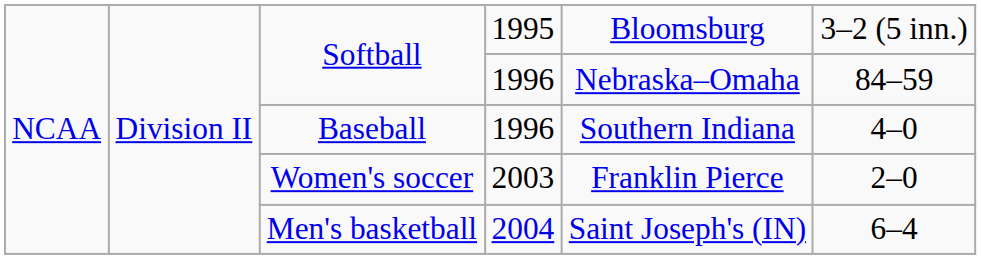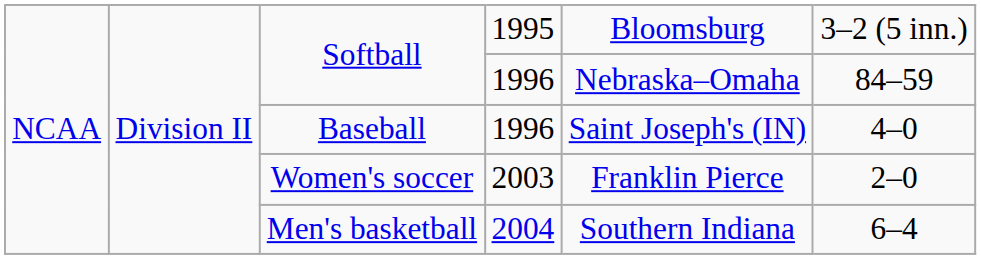(687, 128) Southern Indiana -> (687, 128) Saint Joseph's (IN)
(687, 228) Saint Joseph's (IN) -> (687, 228) Southern Indiana
